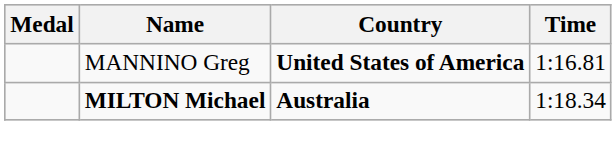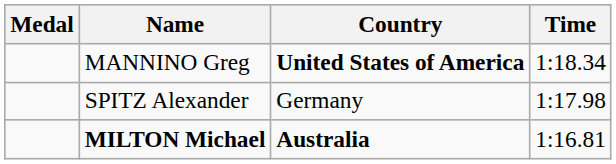(571, 62) 1:16.81 -> (571, 62) 1:18.34
+ row: (167, 101)
(571, 101) 1:18.34 -> (571, 139) 1:16.81
